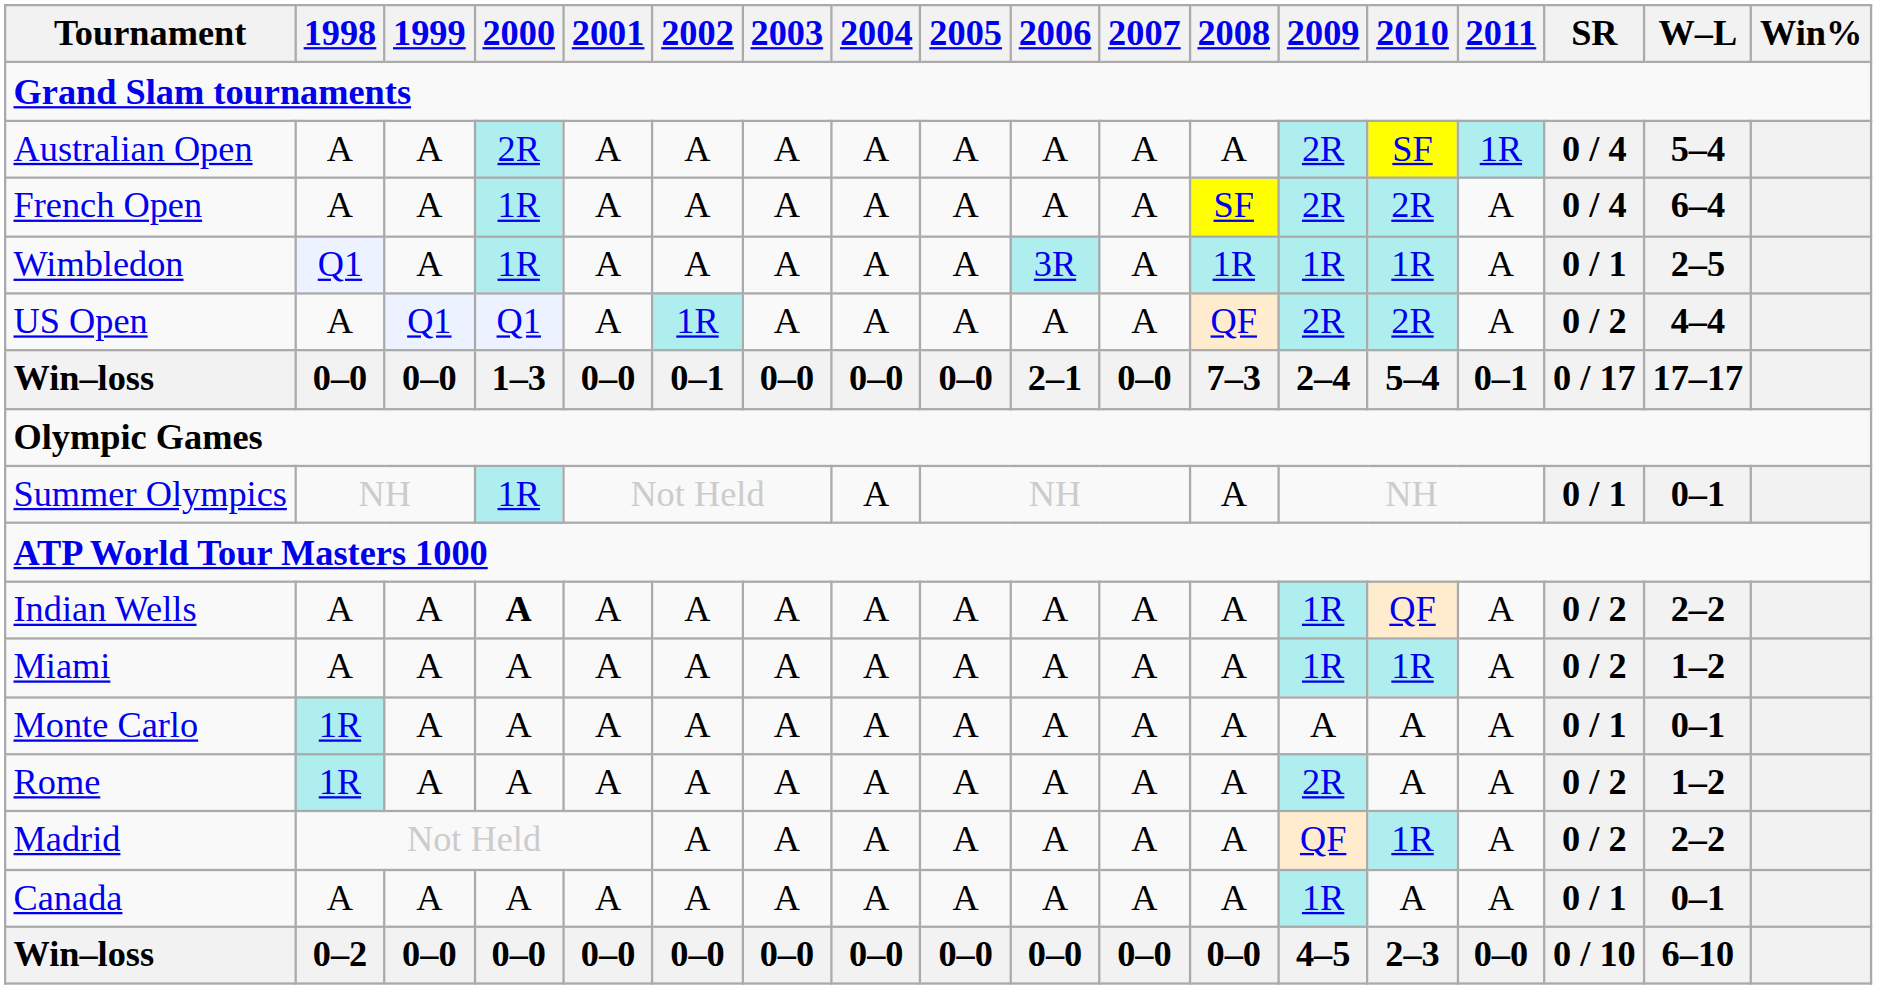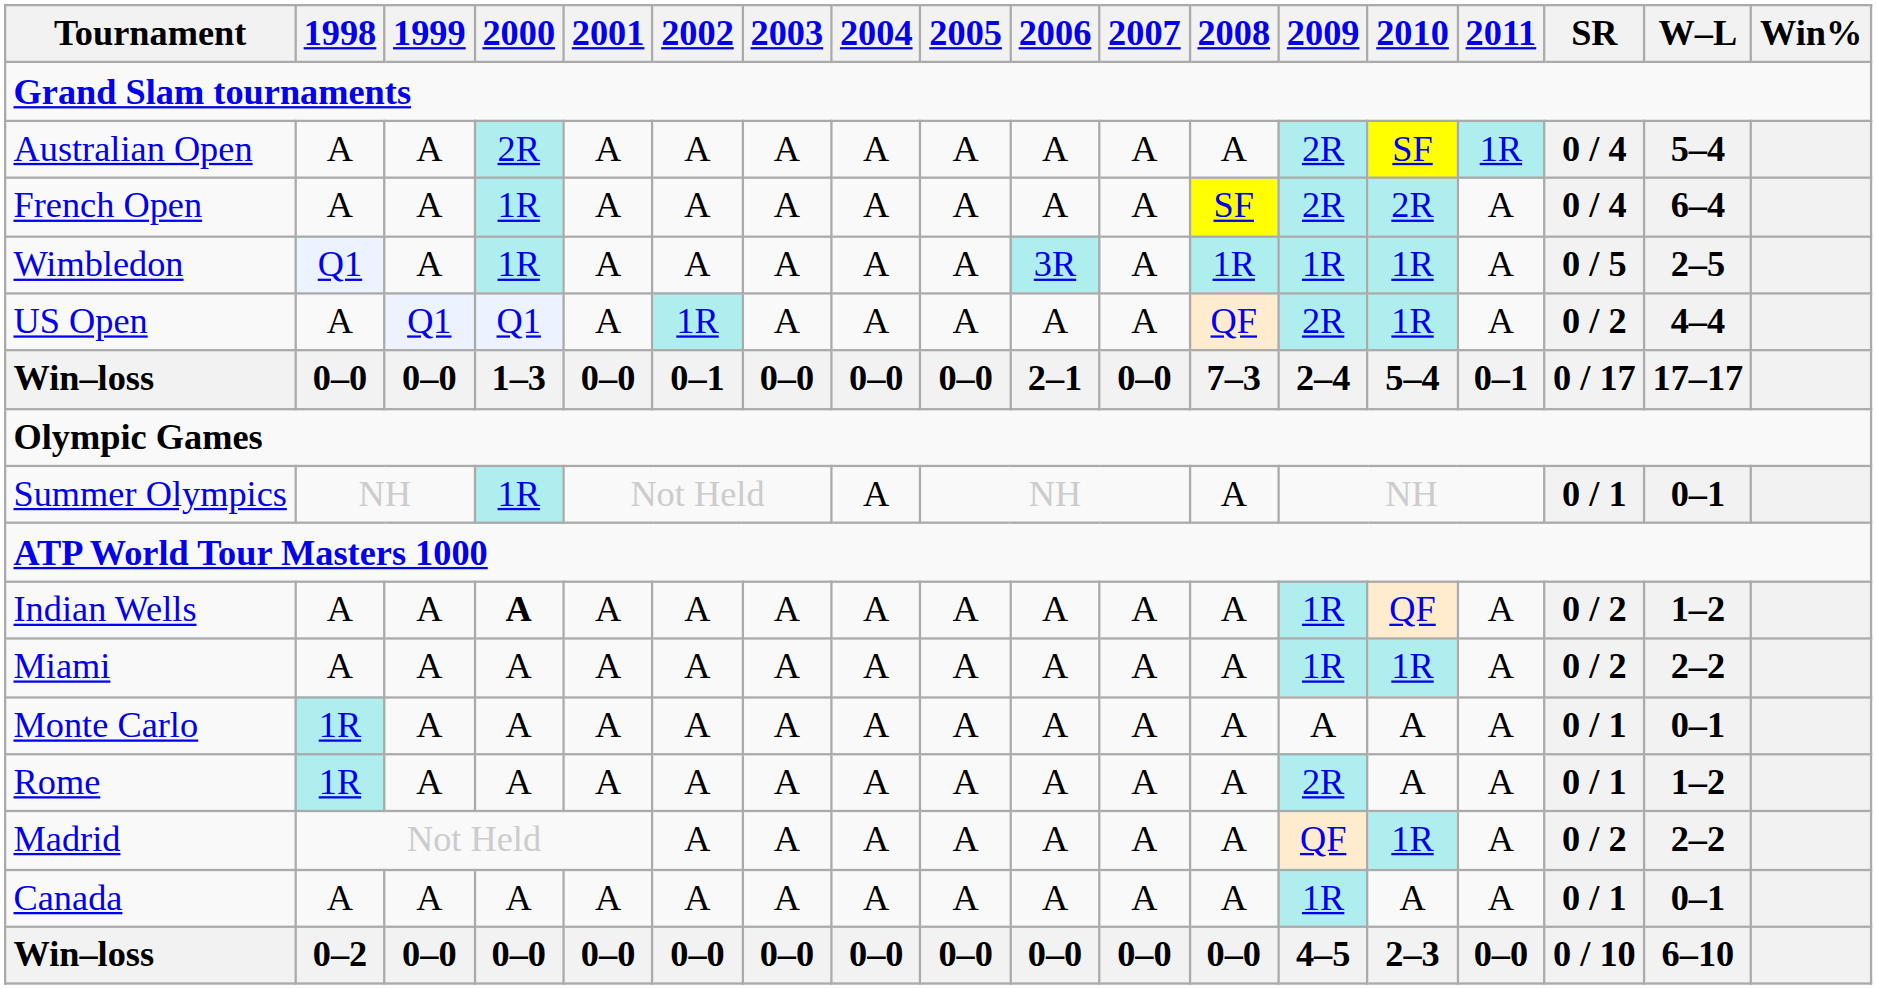(1594, 263) 0 / 1 -> (1594, 263) 0 / 5
(1413, 321) 2R -> (1413, 321) 1R
(1698, 609) 2–2 -> (1698, 609) 1–2
(1698, 666) 1–2 -> (1698, 666) 2–2
(1594, 782) 0 / 2 -> (1594, 782) 0 / 1
